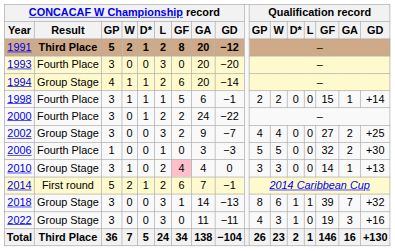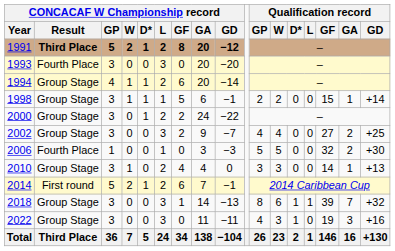(68, 99) Fourth Place -> (68, 99) Group Stage
(68, 116) Fourth Place -> (68, 116) Group Stage
(182, 168) pink background -> (182, 168) no background
